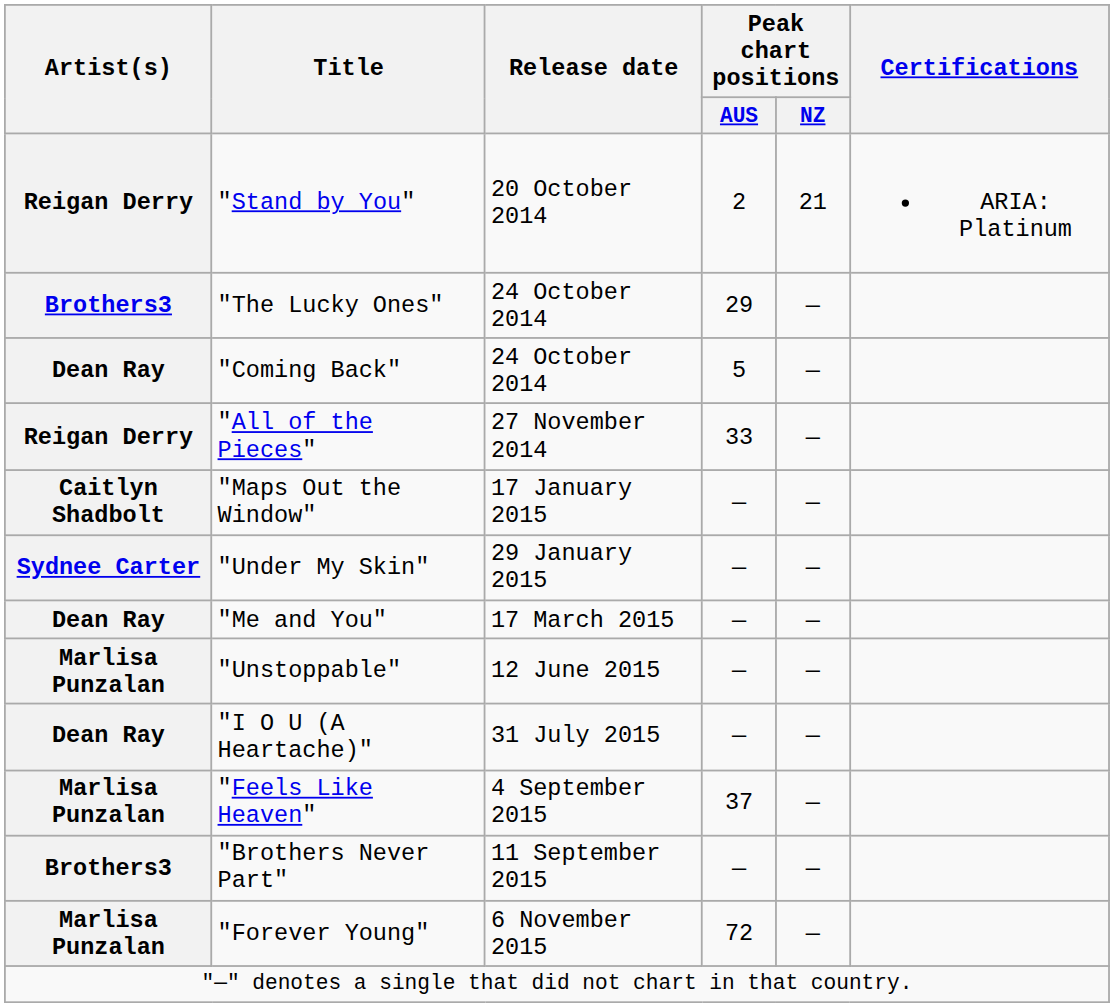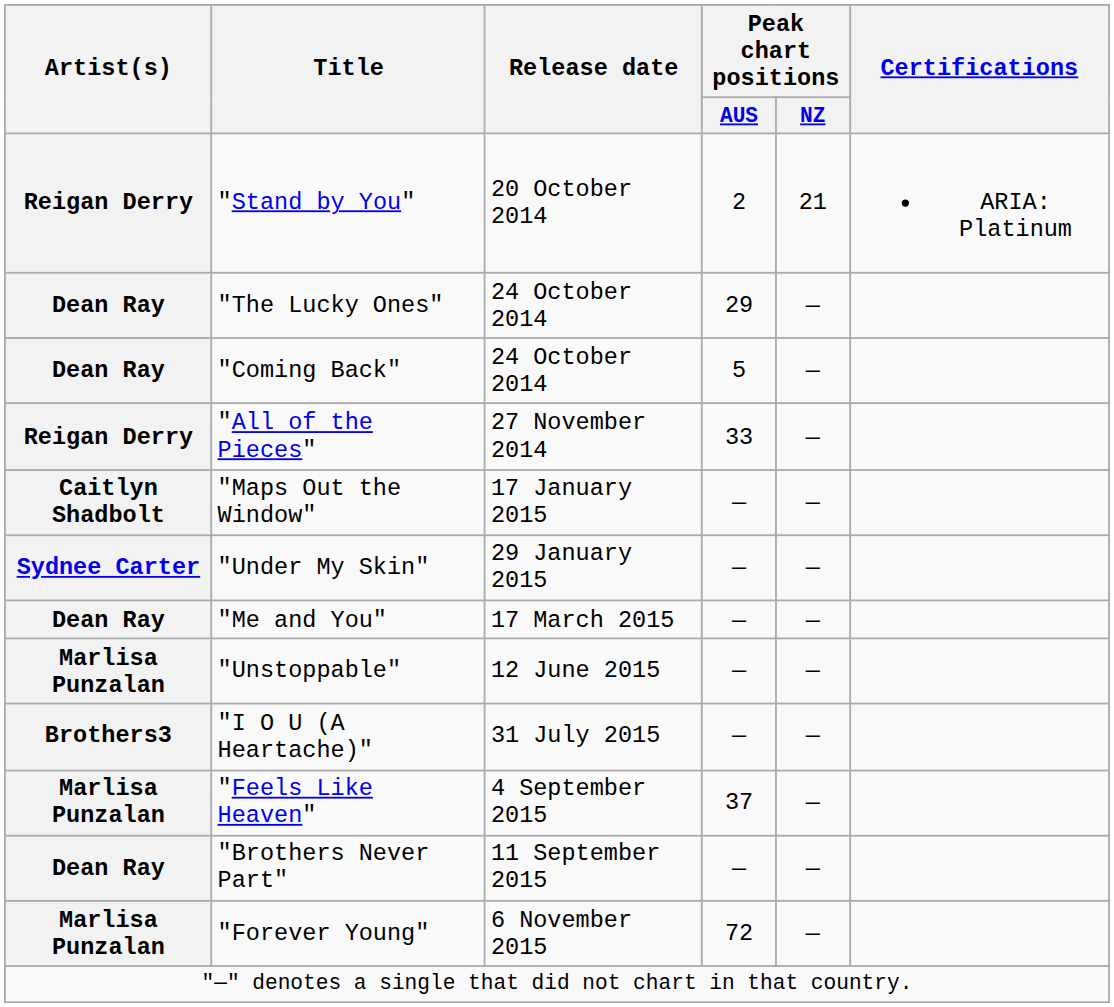(108, 306) Brothers3 -> (108, 306) Dean Ray
(108, 737) Dean Ray -> (108, 737) Brothers3
(108, 868) Brothers3 -> (108, 868) Dean Ray
